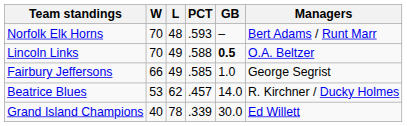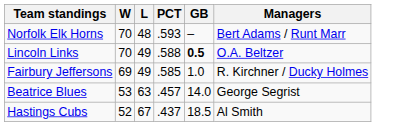(156, 72) 66 -> (125, 72) 69
(289, 72) George Segrist -> (293, 72) R. Kirchner / Ducky Holmes
(175, 92) 62 -> (144, 92) 63
(324, 92) R. Kirchner / Ducky Holmes -> (258, 92) George Segrist
+ row: (47, 111)
- row: (75, 111)
